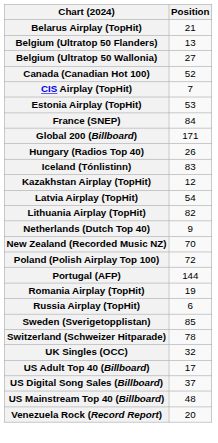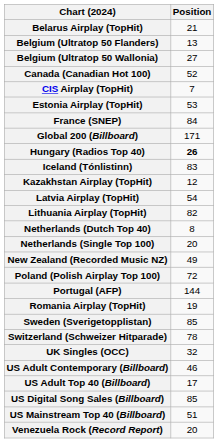(190, 151) normal -> (192, 151) bold
(190, 228) 9 -> (192, 228) 8
+ row: (87, 244)
(190, 244) 70 -> (192, 259) 49
- row: (87, 306)
+ row: (87, 368)
(190, 383) 37 -> (192, 399) 85
(190, 399) 48 -> (192, 414) 51
